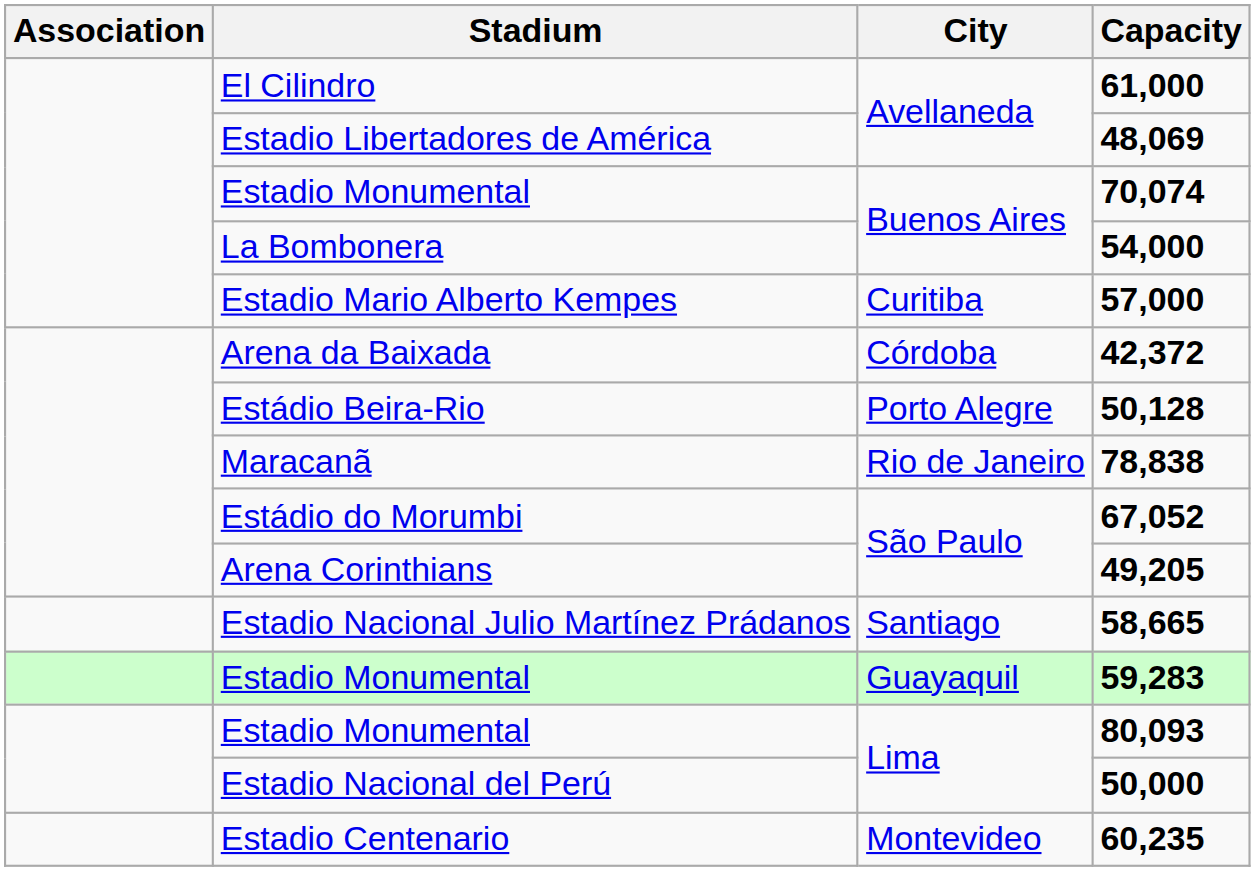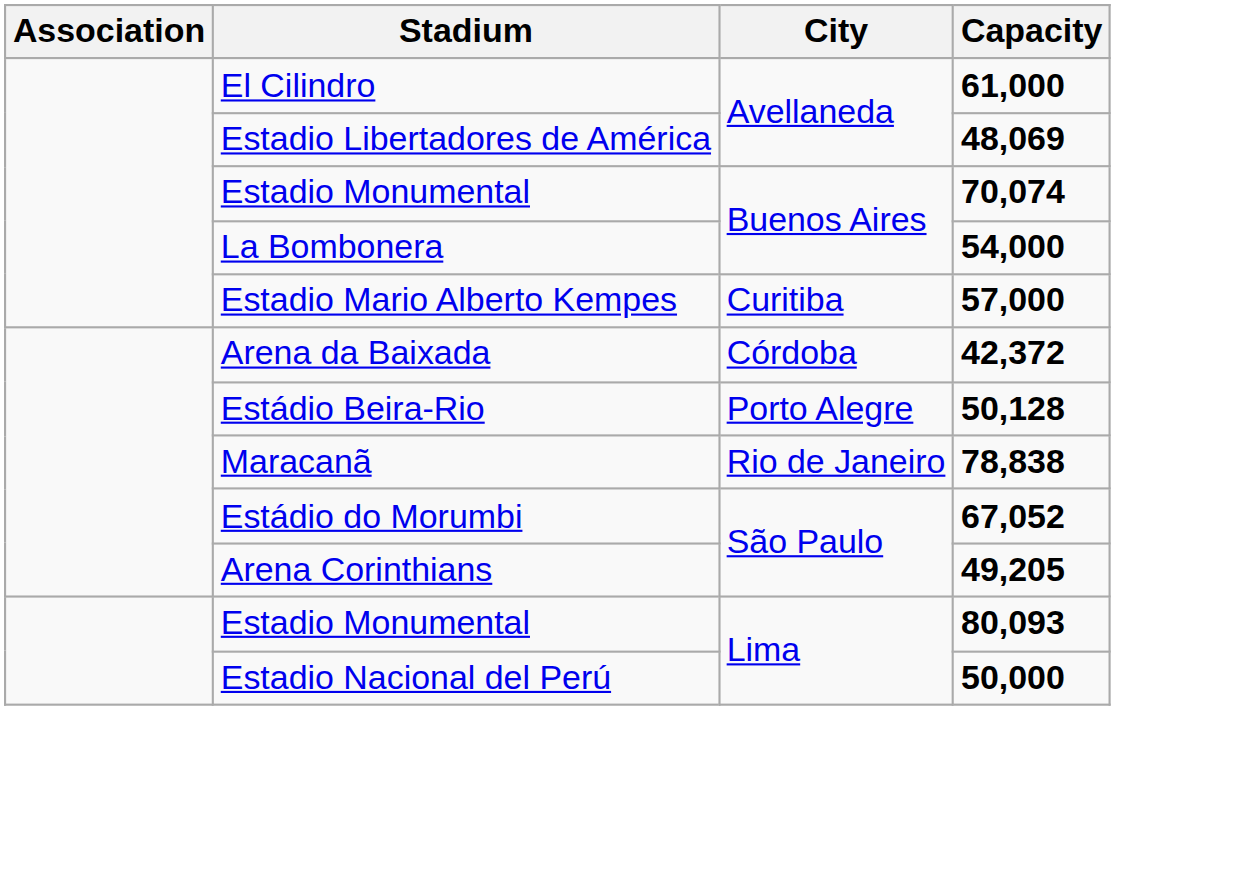- row: (1152, 623)
- row: (1152, 676)
- row: (1152, 838)
